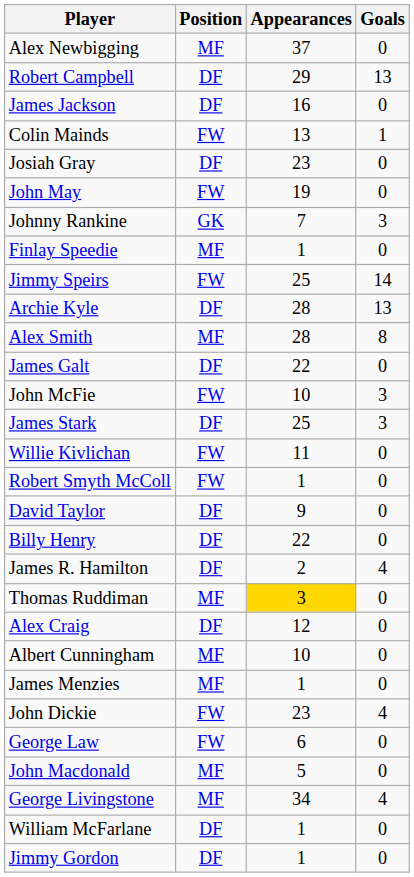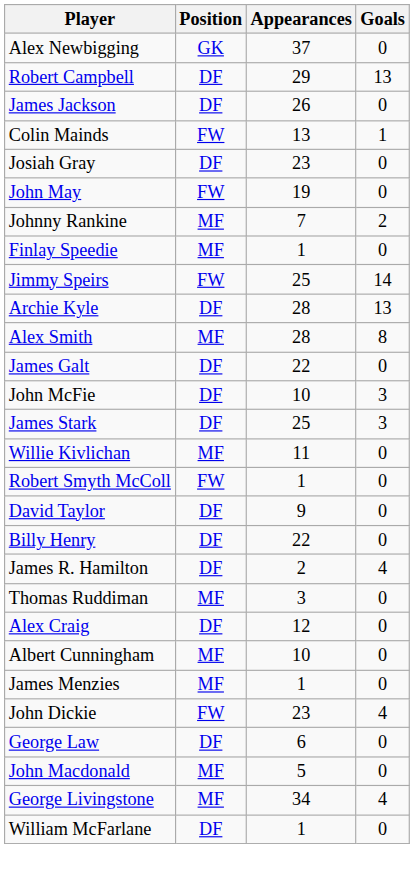(211, 47) MF -> (211, 47) GK
(301, 105) 16 -> (301, 105) 26
(211, 221) GK -> (211, 221) MF
(383, 221) 3 -> (383, 221) 2
(211, 395) FW -> (211, 395) DF
(211, 452) FW -> (211, 452) MF
(301, 597) gold background -> (301, 597) no background
(211, 742) FW -> (211, 742) DF
- row: (64, 857)
